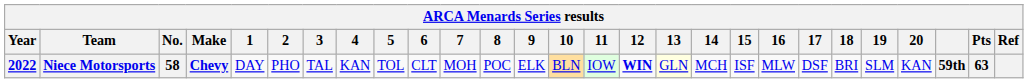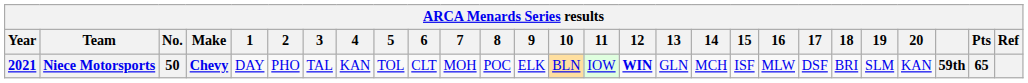(22, 65) 2022 -> (22, 65) 2021
(172, 65) 58 -> (172, 65) 50
(674, 65) lightyellow background -> (674, 65) no background
(982, 65) 63 -> (982, 65) 65
